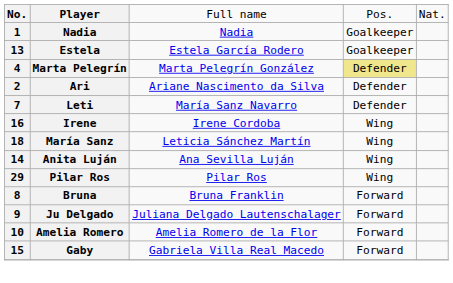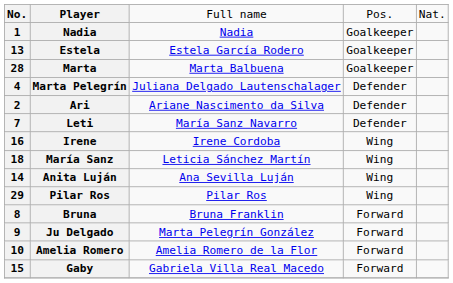+ row: (80, 68)
(237, 68) Marta Pelegrín González -> (237, 86) Juliana Delgado Lautenschalager
(380, 68) khaki background -> (380, 86) no background
(237, 214) Juliana Delgado Lautenschalager -> (237, 232) Marta Pelegrín González
